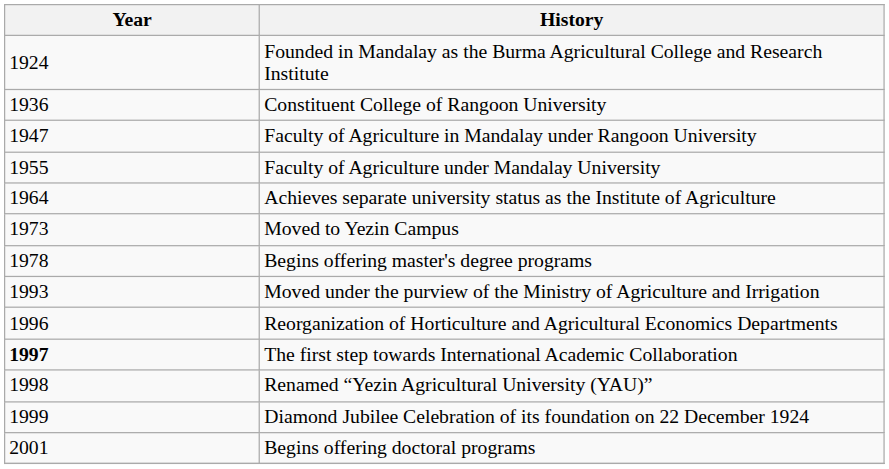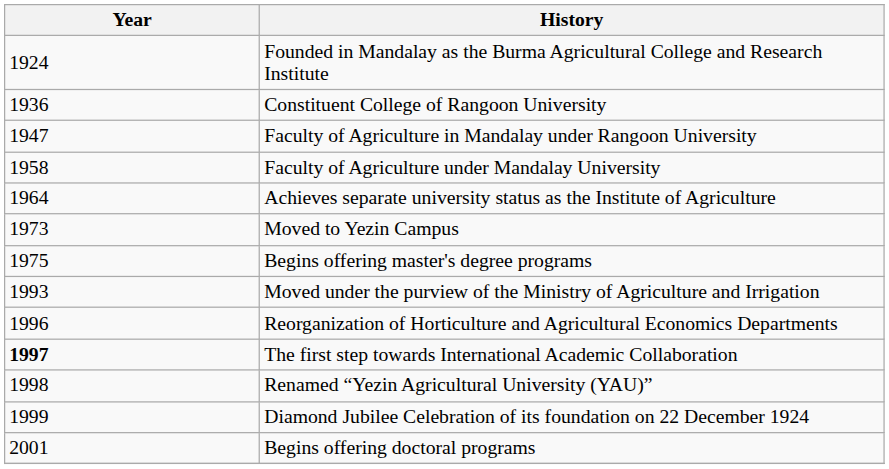(29, 167) 1955 -> (29, 167) 1958
(29, 260) 1978 -> (29, 260) 1975
